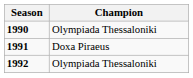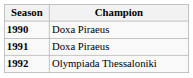(104, 30) Olympiada Thessaloniki -> (81, 30) Doxa Piraeus
